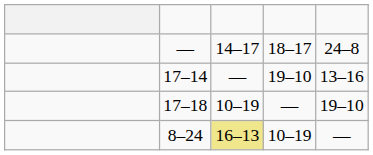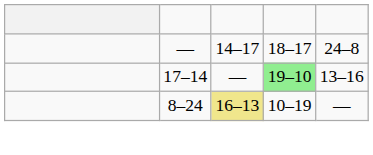(290, 77) no background -> (290, 77) lightgreen background
- row: (185, 106)
